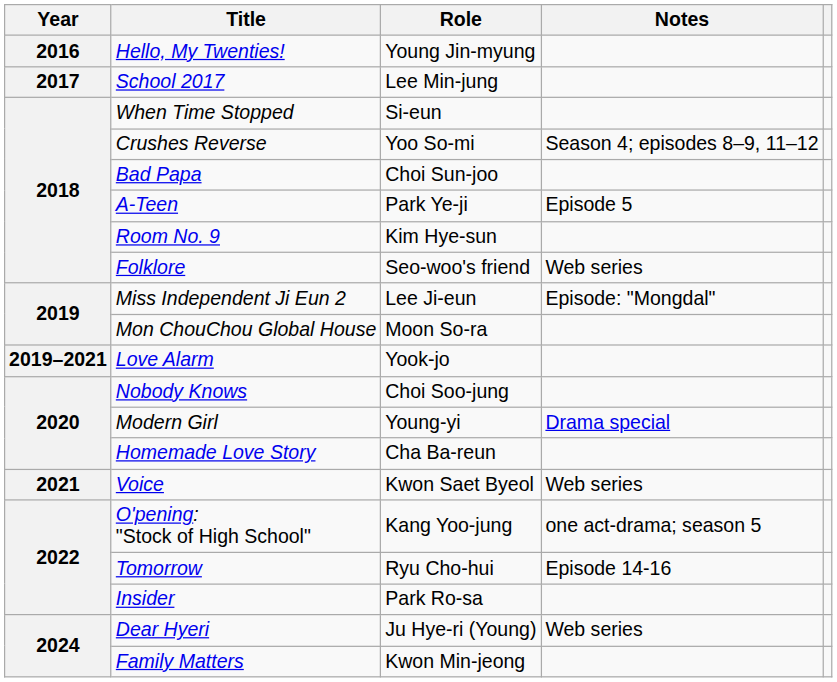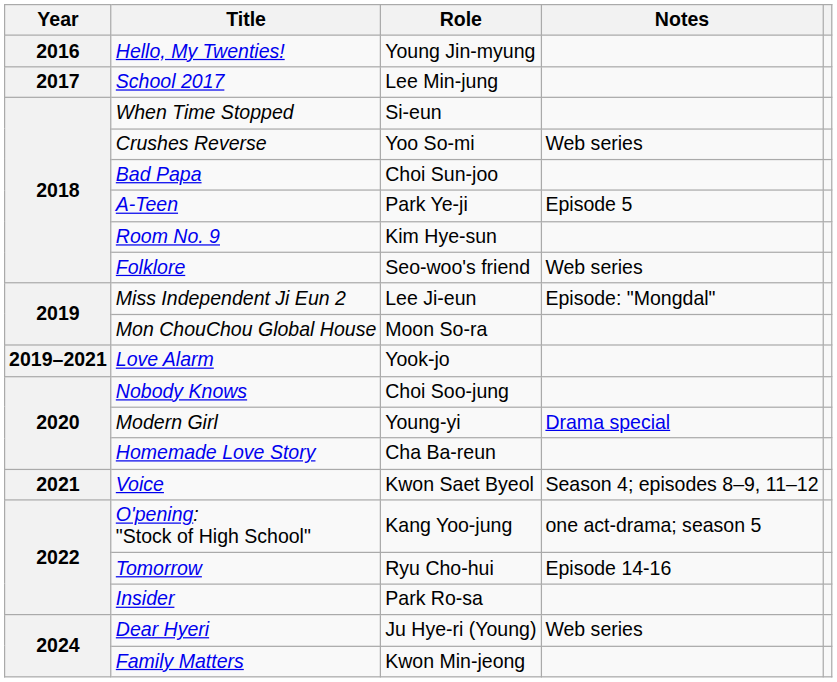(682, 143) Season 4; episodes 8–9, 11–12 -> (594, 143) Web series
(594, 484) Web series -> (682, 484) Season 4; episodes 8–9, 11–12
